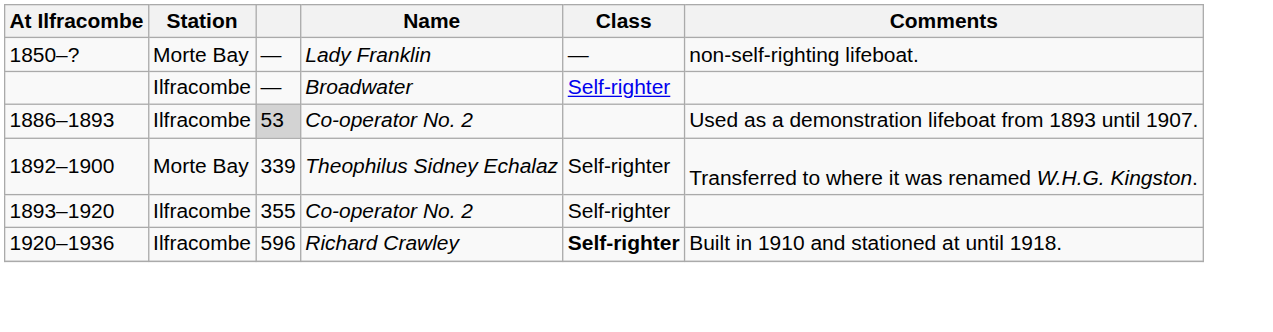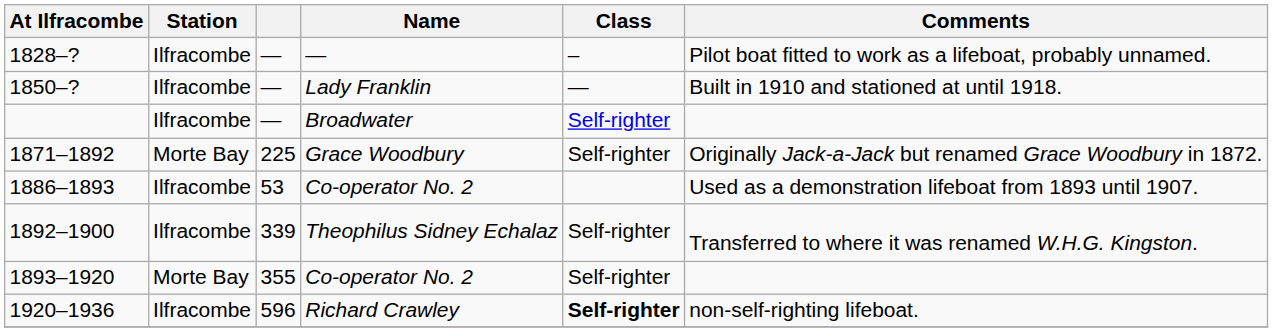+ row: (44, 54)
(201, 54) Morte Bay -> (202, 87) Ilfracombe
(804, 54) non-self-righting lifeboat. -> (876, 87) Built in 1910 and stationed at until 1918.
+ row: (62, 154)
(272, 120) lightgrey background -> (272, 187) no background
(201, 165) Morte Bay -> (202, 232) Ilfracombe
(202, 210) Ilfracombe -> (201, 277) Morte Bay
(876, 244) Built in 1910 and stationed at until 1918. -> (804, 310) non-self-righting lifeboat.
